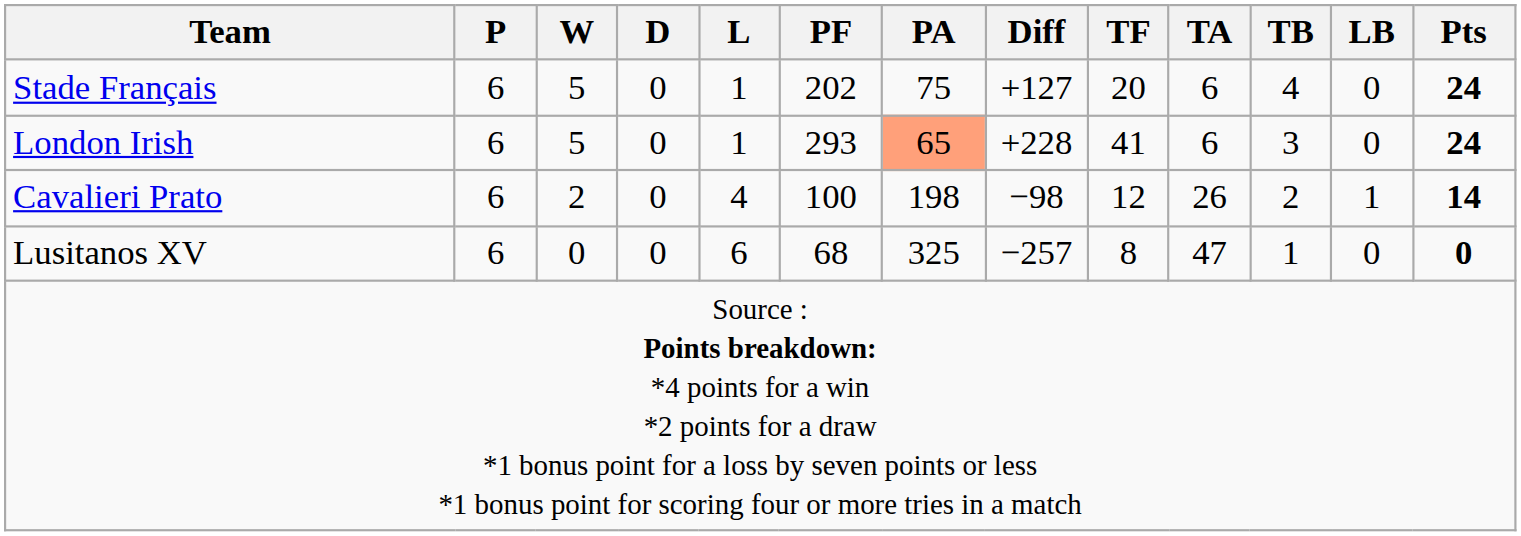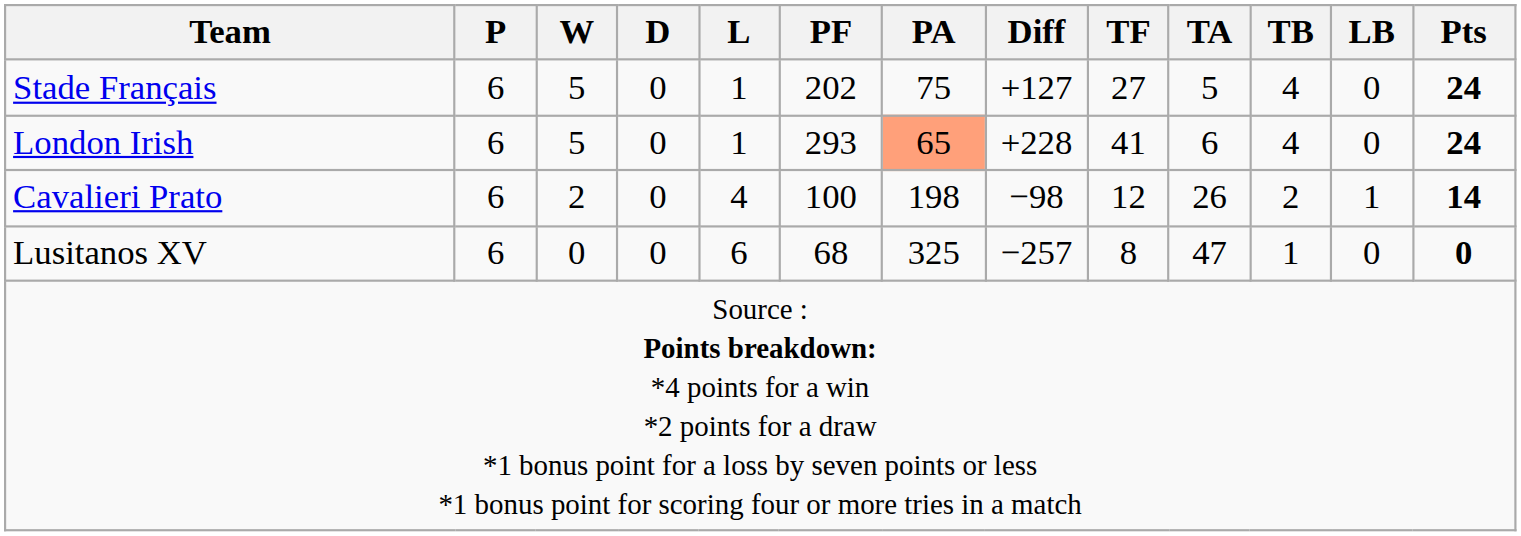(1128, 87) 20 -> (1128, 87) 27
(1210, 87) 6 -> (1210, 87) 5
(1291, 142) 3 -> (1291, 142) 4
